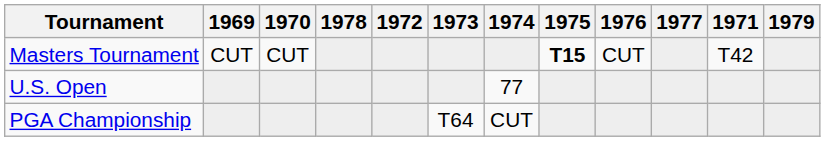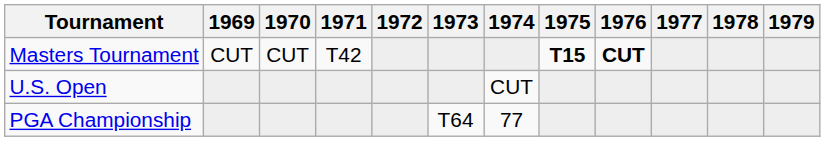columns swapped: (735, 21) <-> (344, 21)
(623, 54) normal -> (623, 54) bold
(511, 87) 77 -> (511, 87) CUT
(511, 120) CUT -> (511, 120) 77
